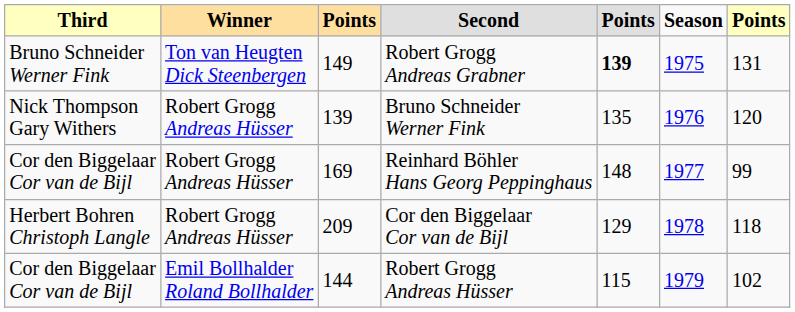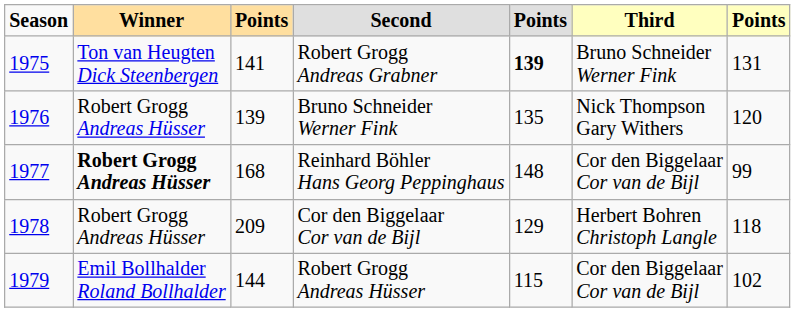columns swapped: (693, 20) <-> (83, 20)
(338, 63) 149 -> (250, 63) 141
(229, 171) normal -> (144, 171) bold
(338, 171) 169 -> (250, 171) 168
